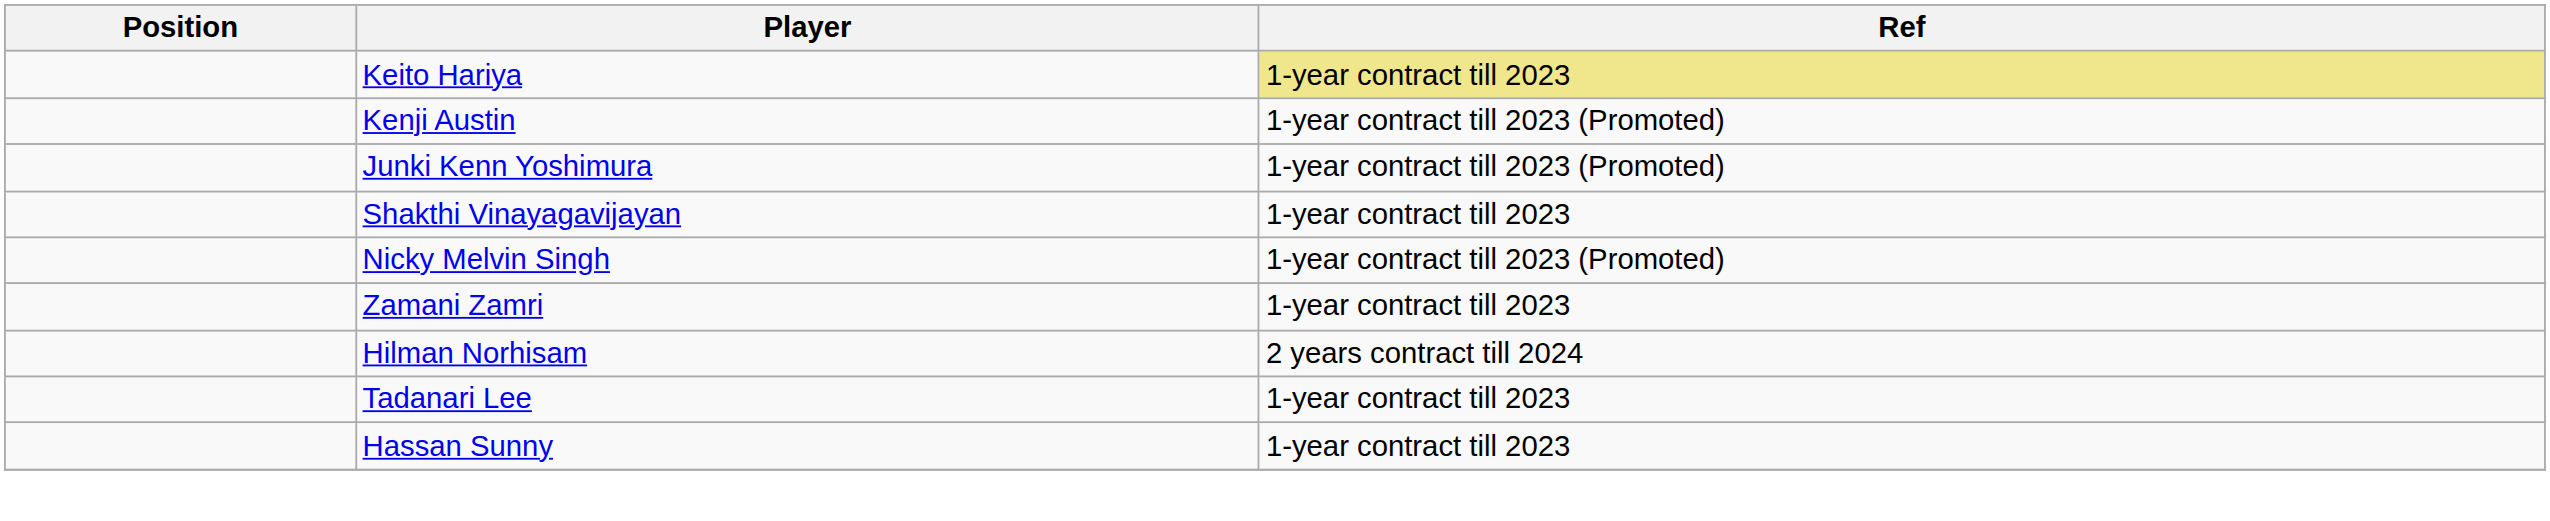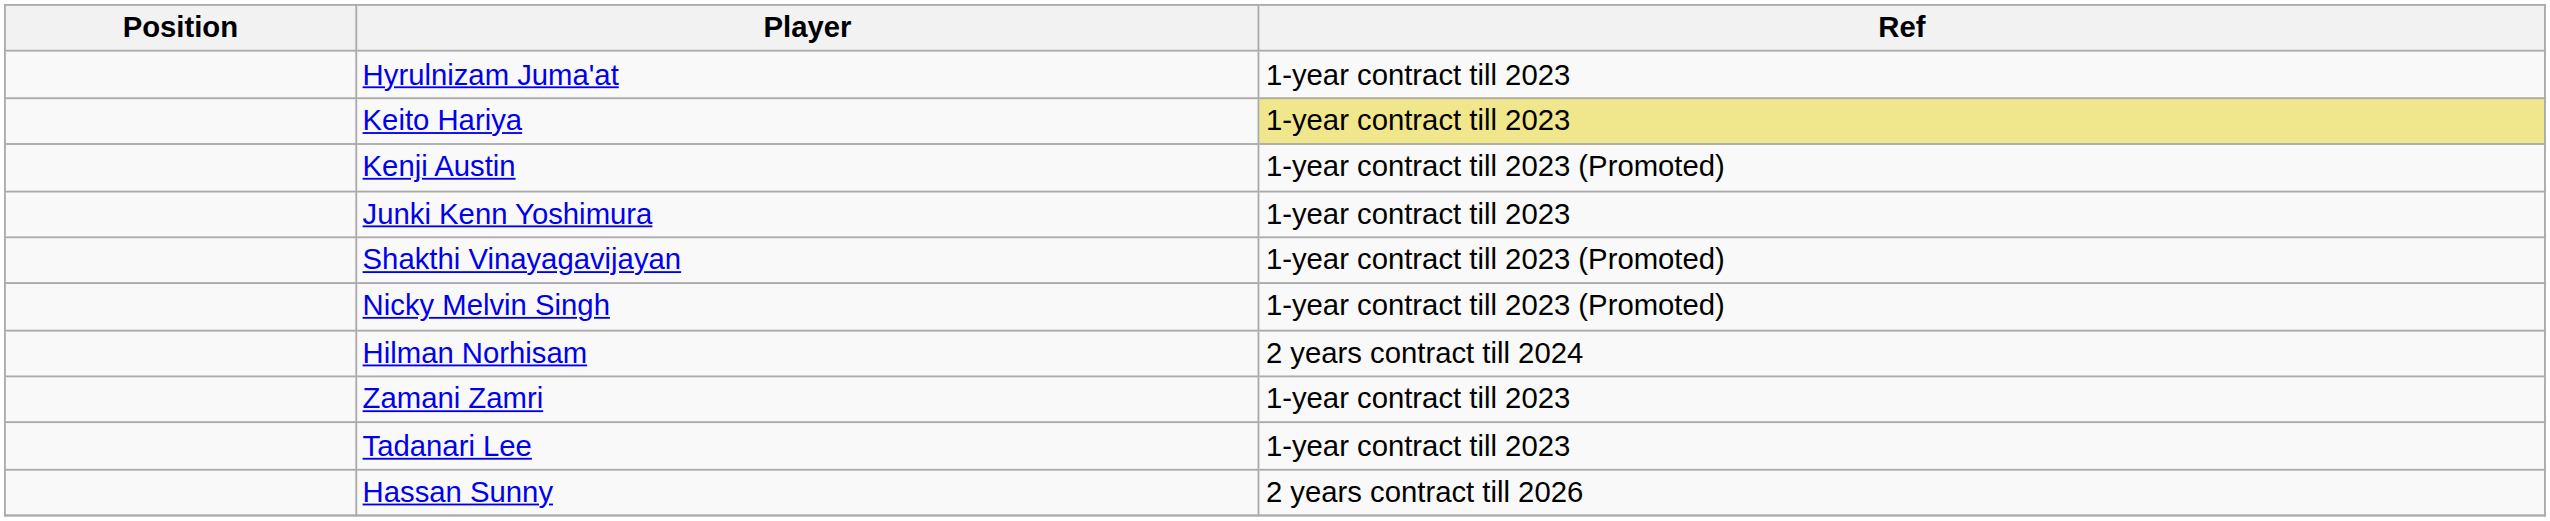+ row: (491, 74)
(1495, 167) 1-year contract till 2023 (Promoted) -> (1418, 213) 1-year contract till 2023
(1418, 213) 1-year contract till 2023 -> (1495, 259) 1-year contract till 2023 (Promoted)
rows swapped: (475, 352) <-> (453, 306)
(1418, 445) 1-year contract till 2023 -> (1425, 492) 2 years contract till 2026
